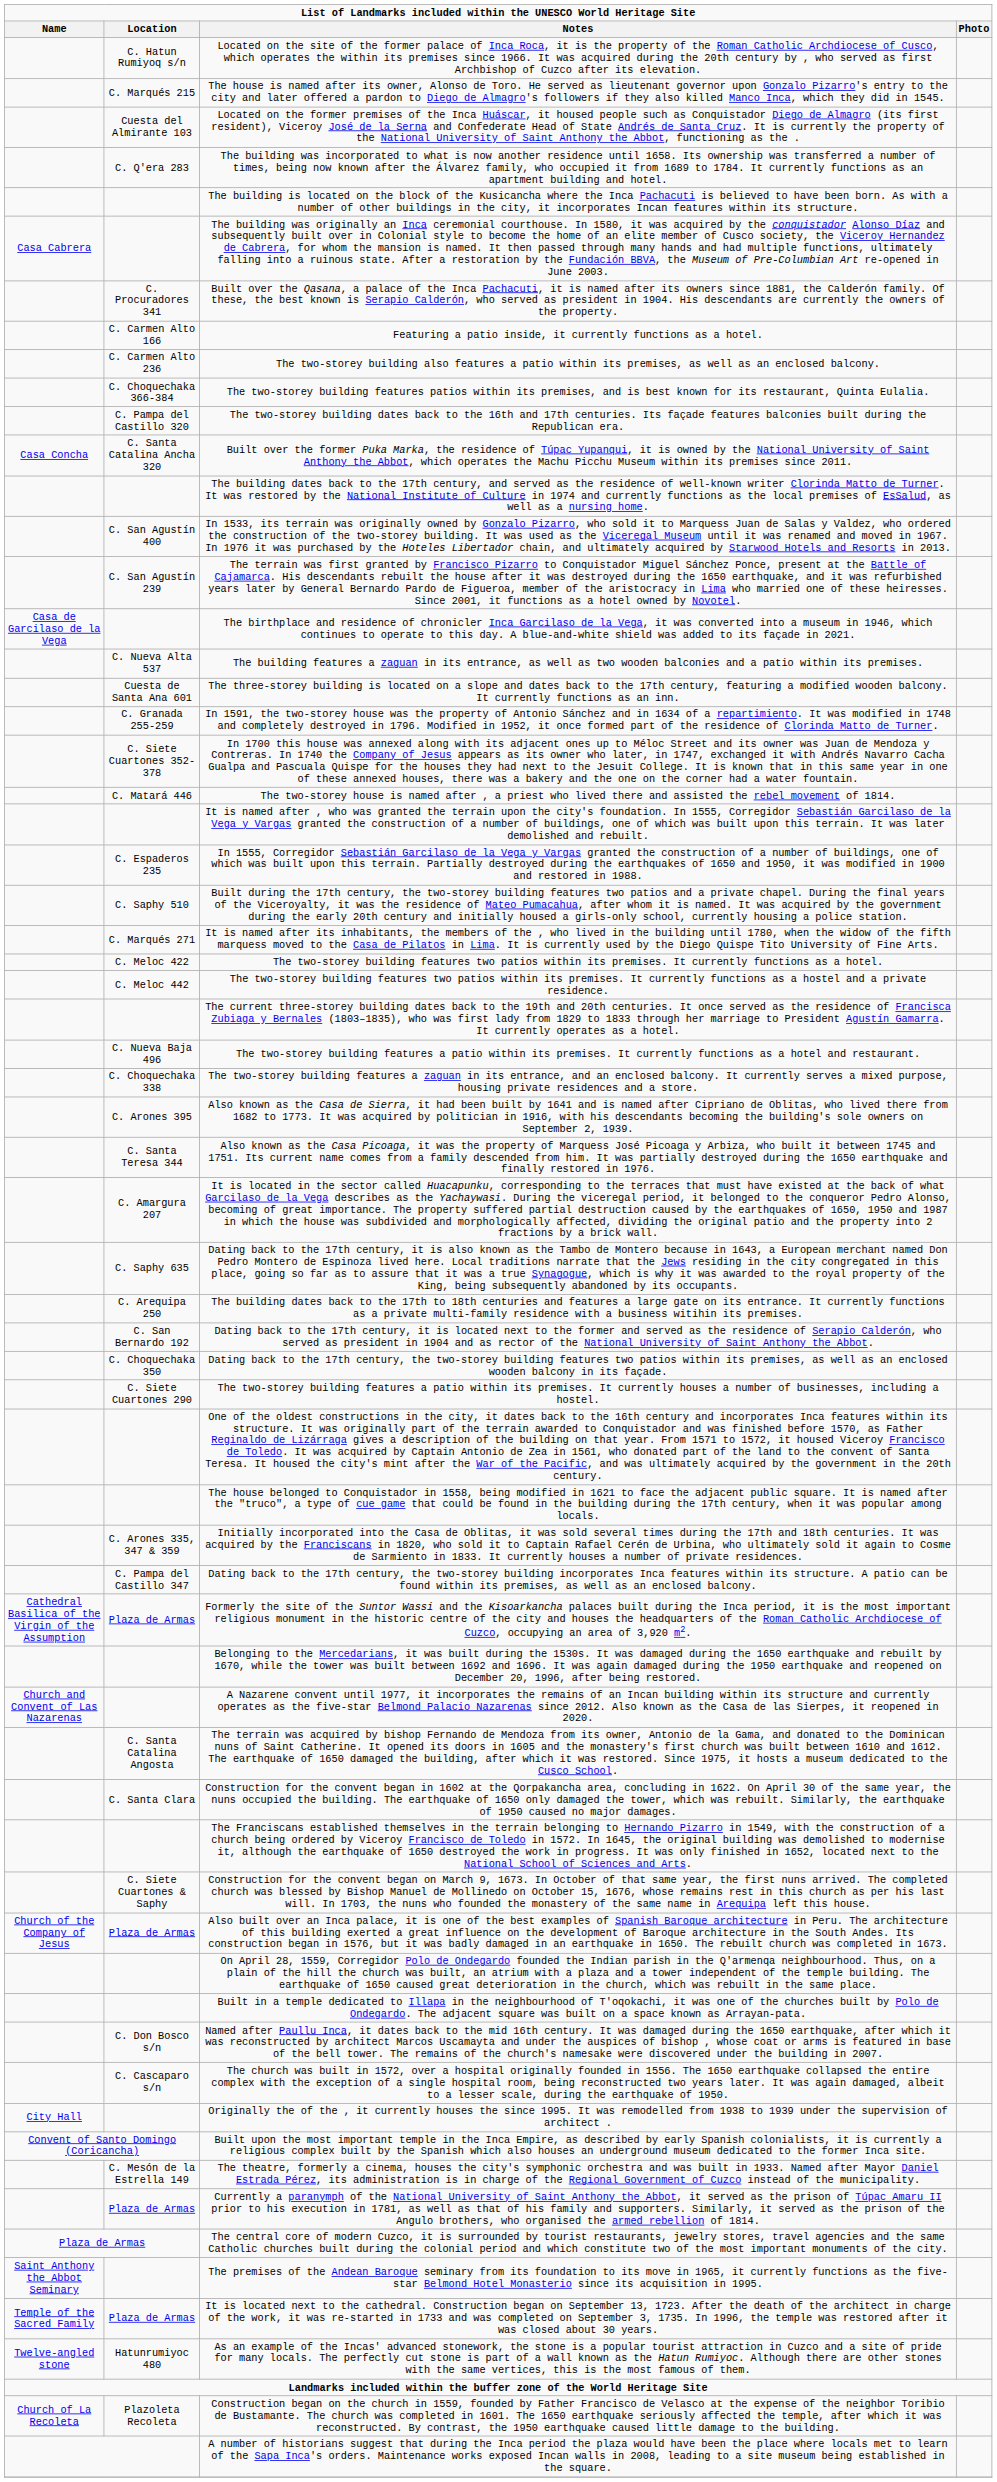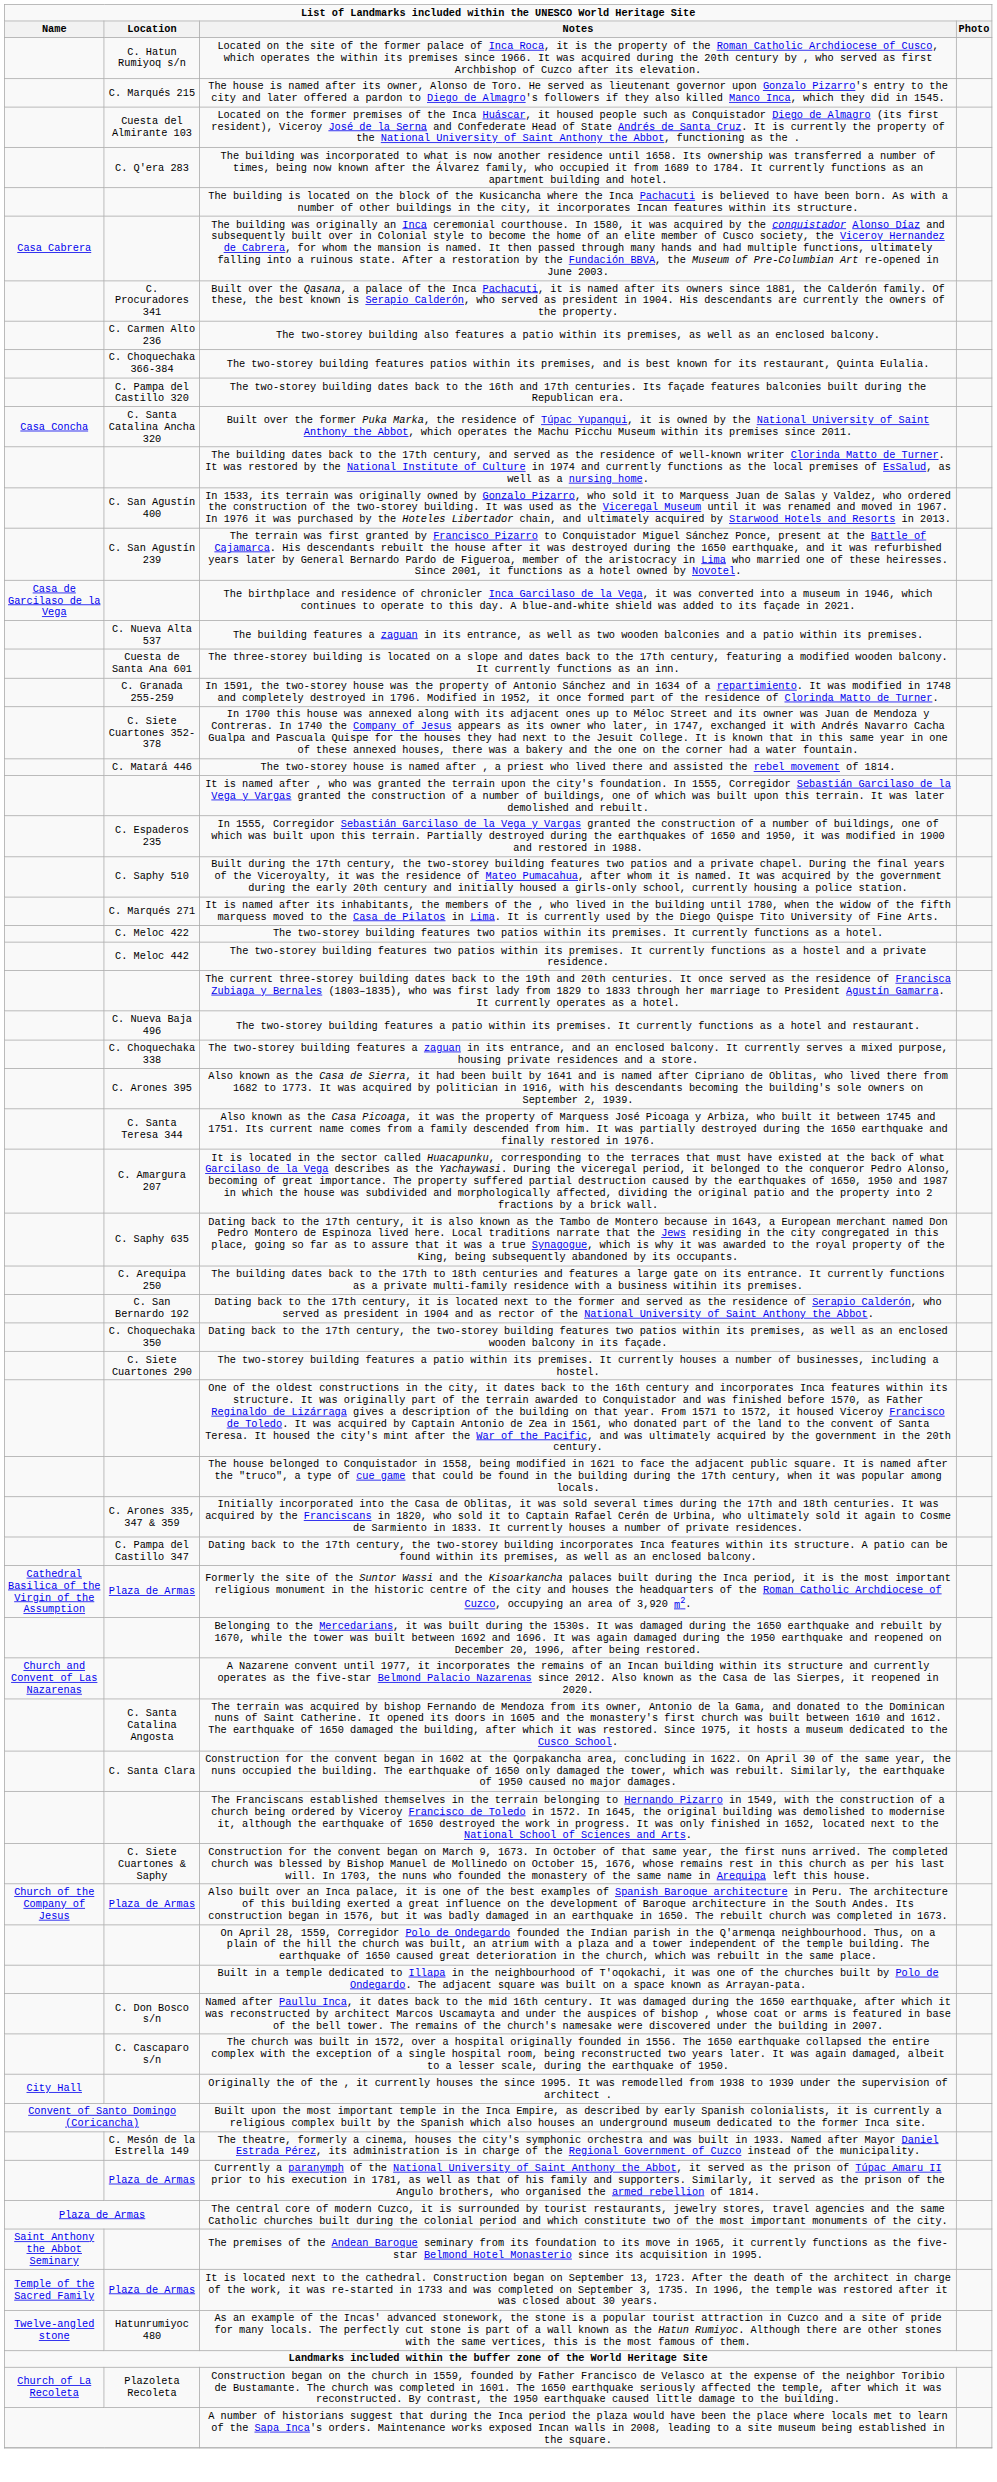- row: (578, 335)
